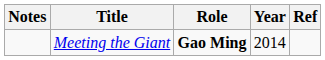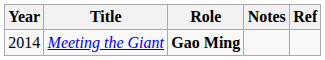columns swapped: (270, 17) <-> (27, 17)
